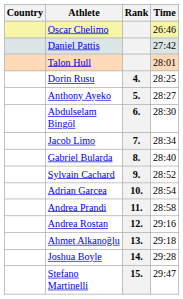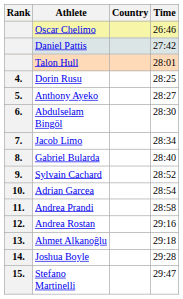columns swapped: (137, 13) <-> (25, 13)
